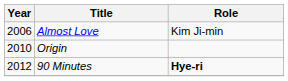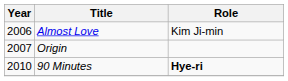(19, 48) 2010 -> (19, 48) 2007
(19, 66) 2012 -> (19, 66) 2010
